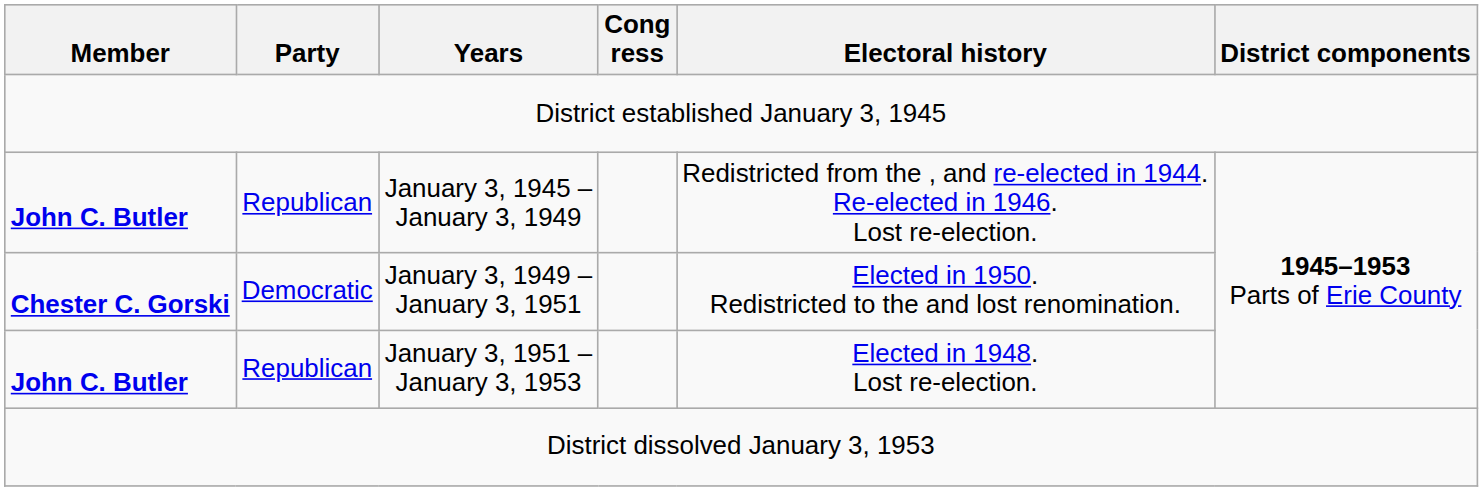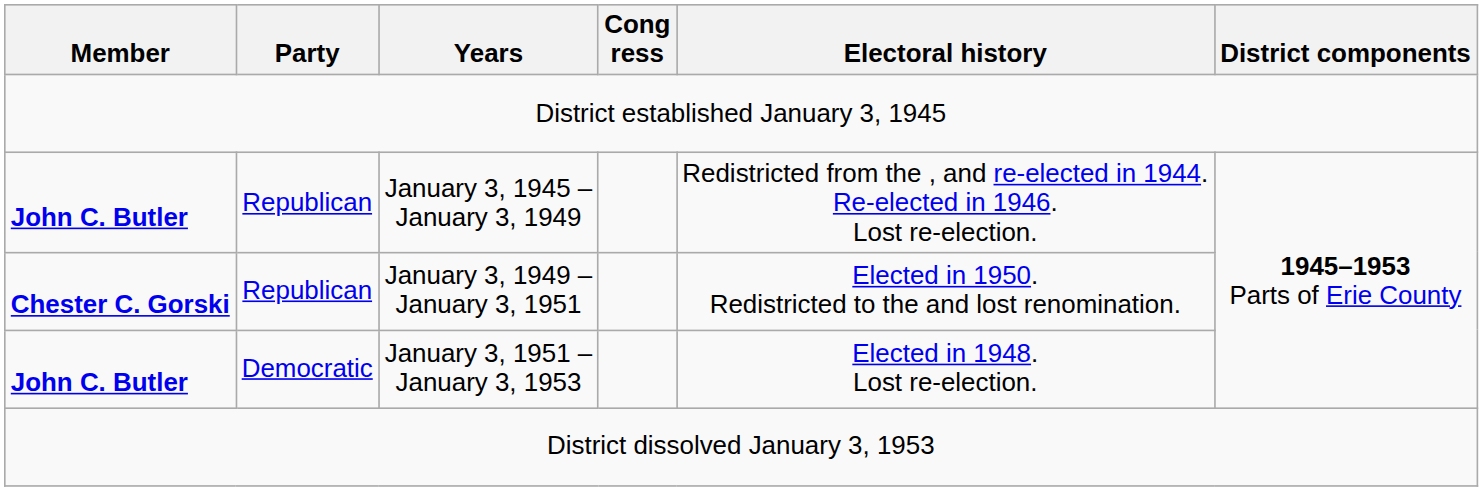(307, 290) Democratic -> (307, 290) Republican
(307, 368) Republican -> (307, 368) Democratic
